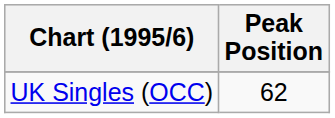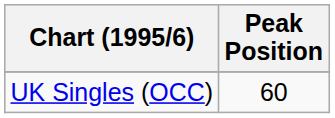(274, 91) 62 -> (274, 91) 60
